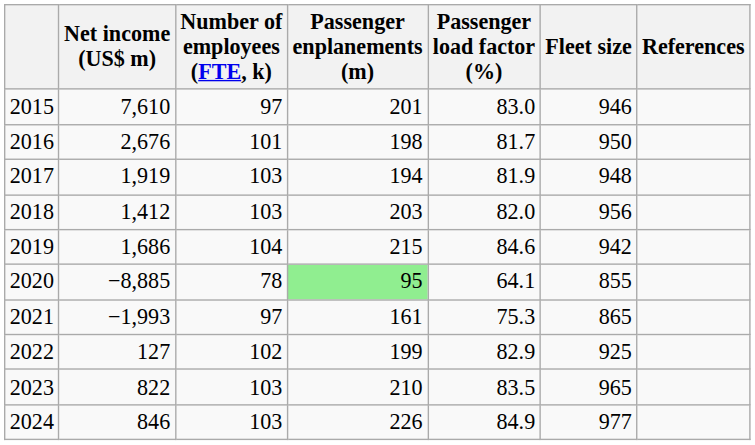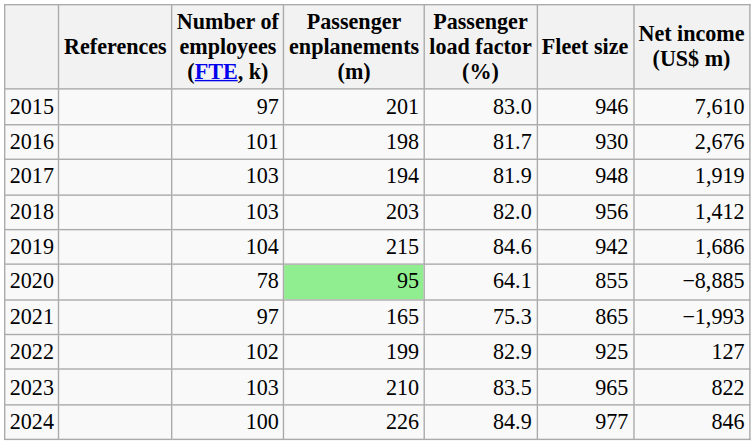columns swapped: (117, 46) <-> (693, 46)
(615, 141) 950 -> (612, 141) 930
(406, 316) 161 -> (403, 316) 165
(266, 421) 103 -> (262, 421) 100
